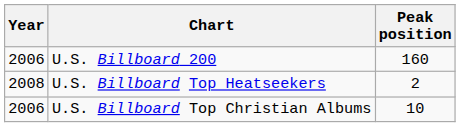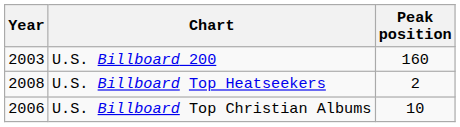(26, 59) 2006 -> (26, 59) 2003
